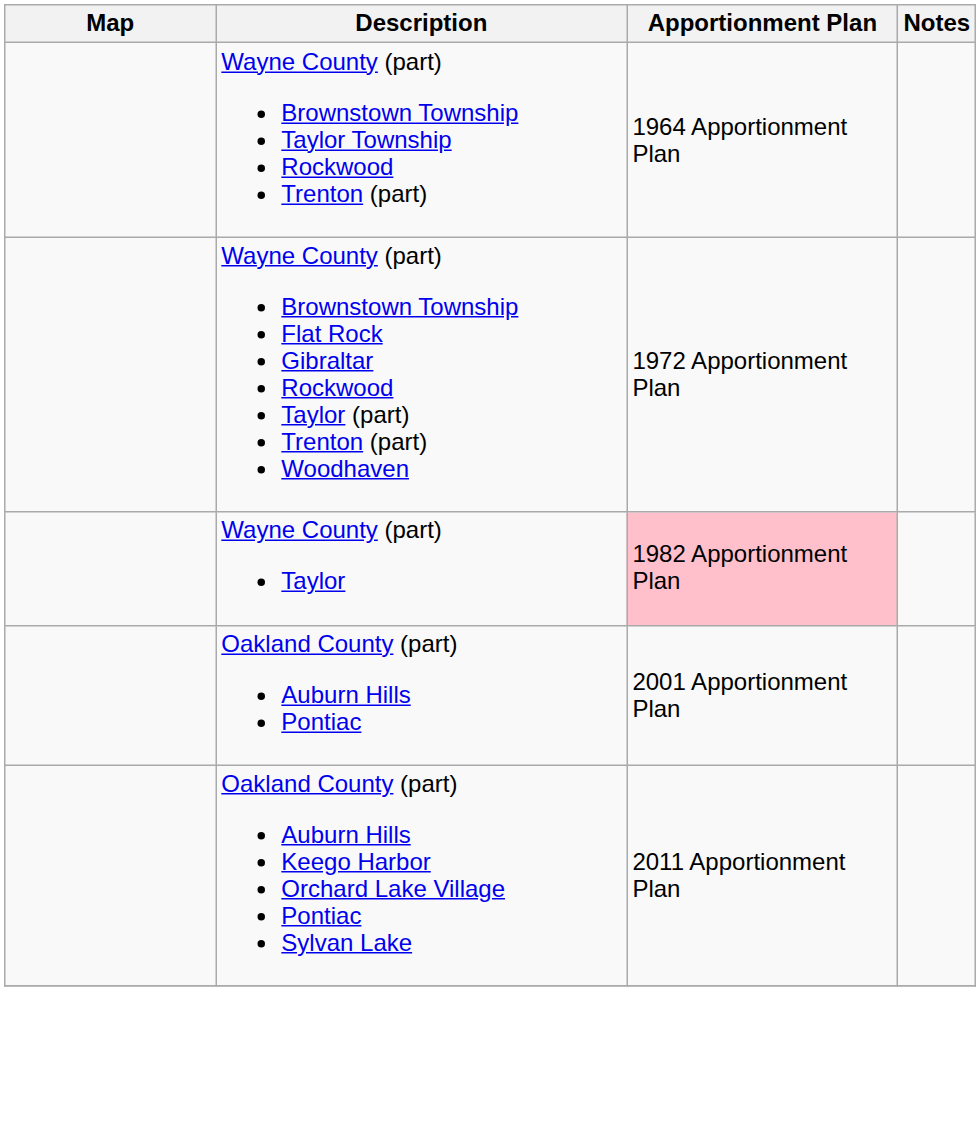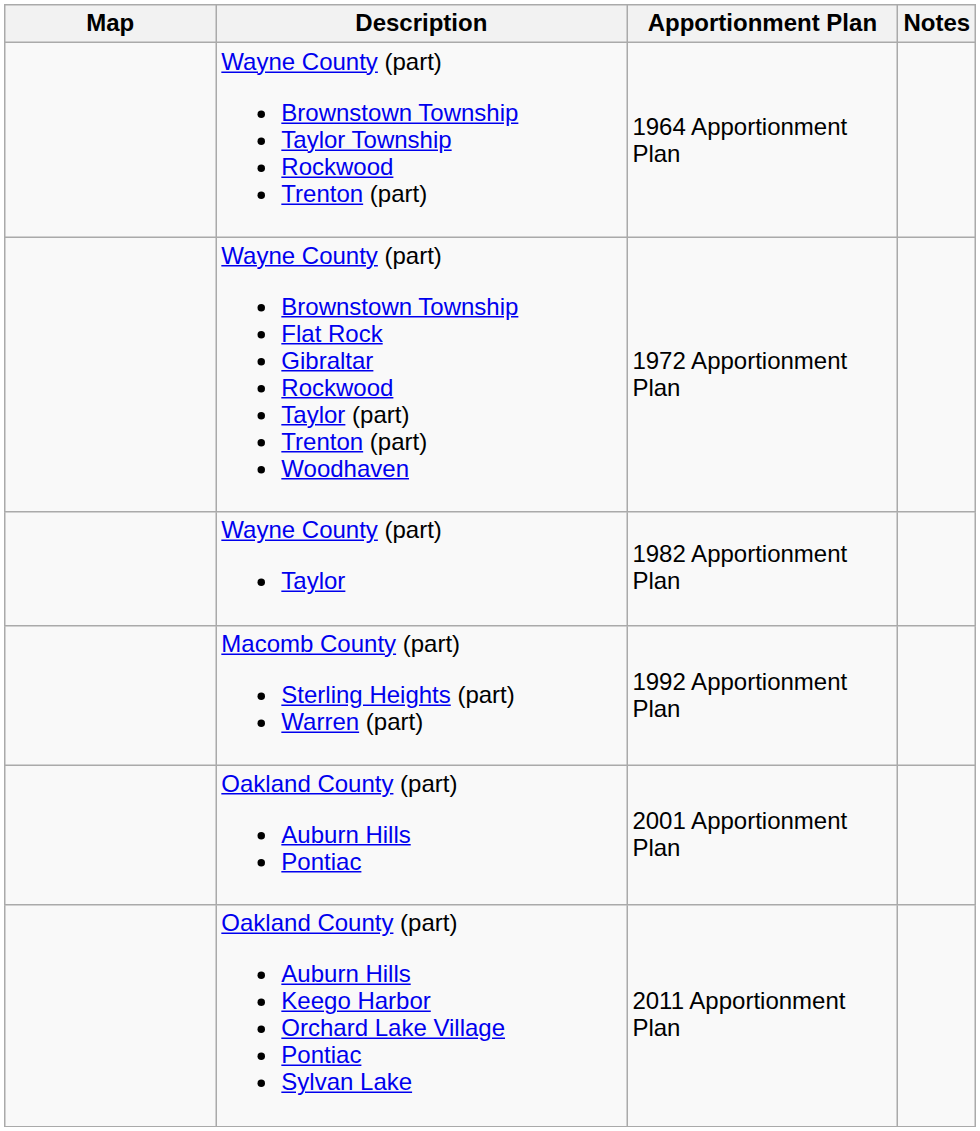(740, 568) pink background -> (740, 568) no background
+ row: (421, 683)
